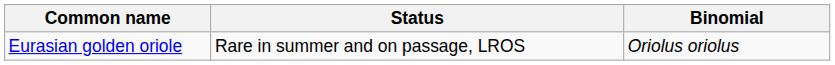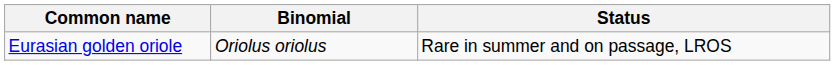columns swapped: (727, 18) <-> (417, 18)
